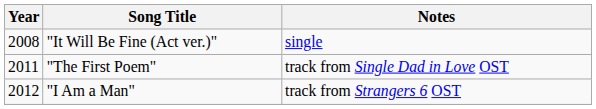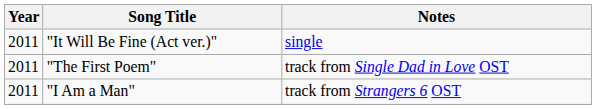(24, 41) 2008 -> (23, 41) 2011
(24, 91) 2012 -> (23, 91) 2011
